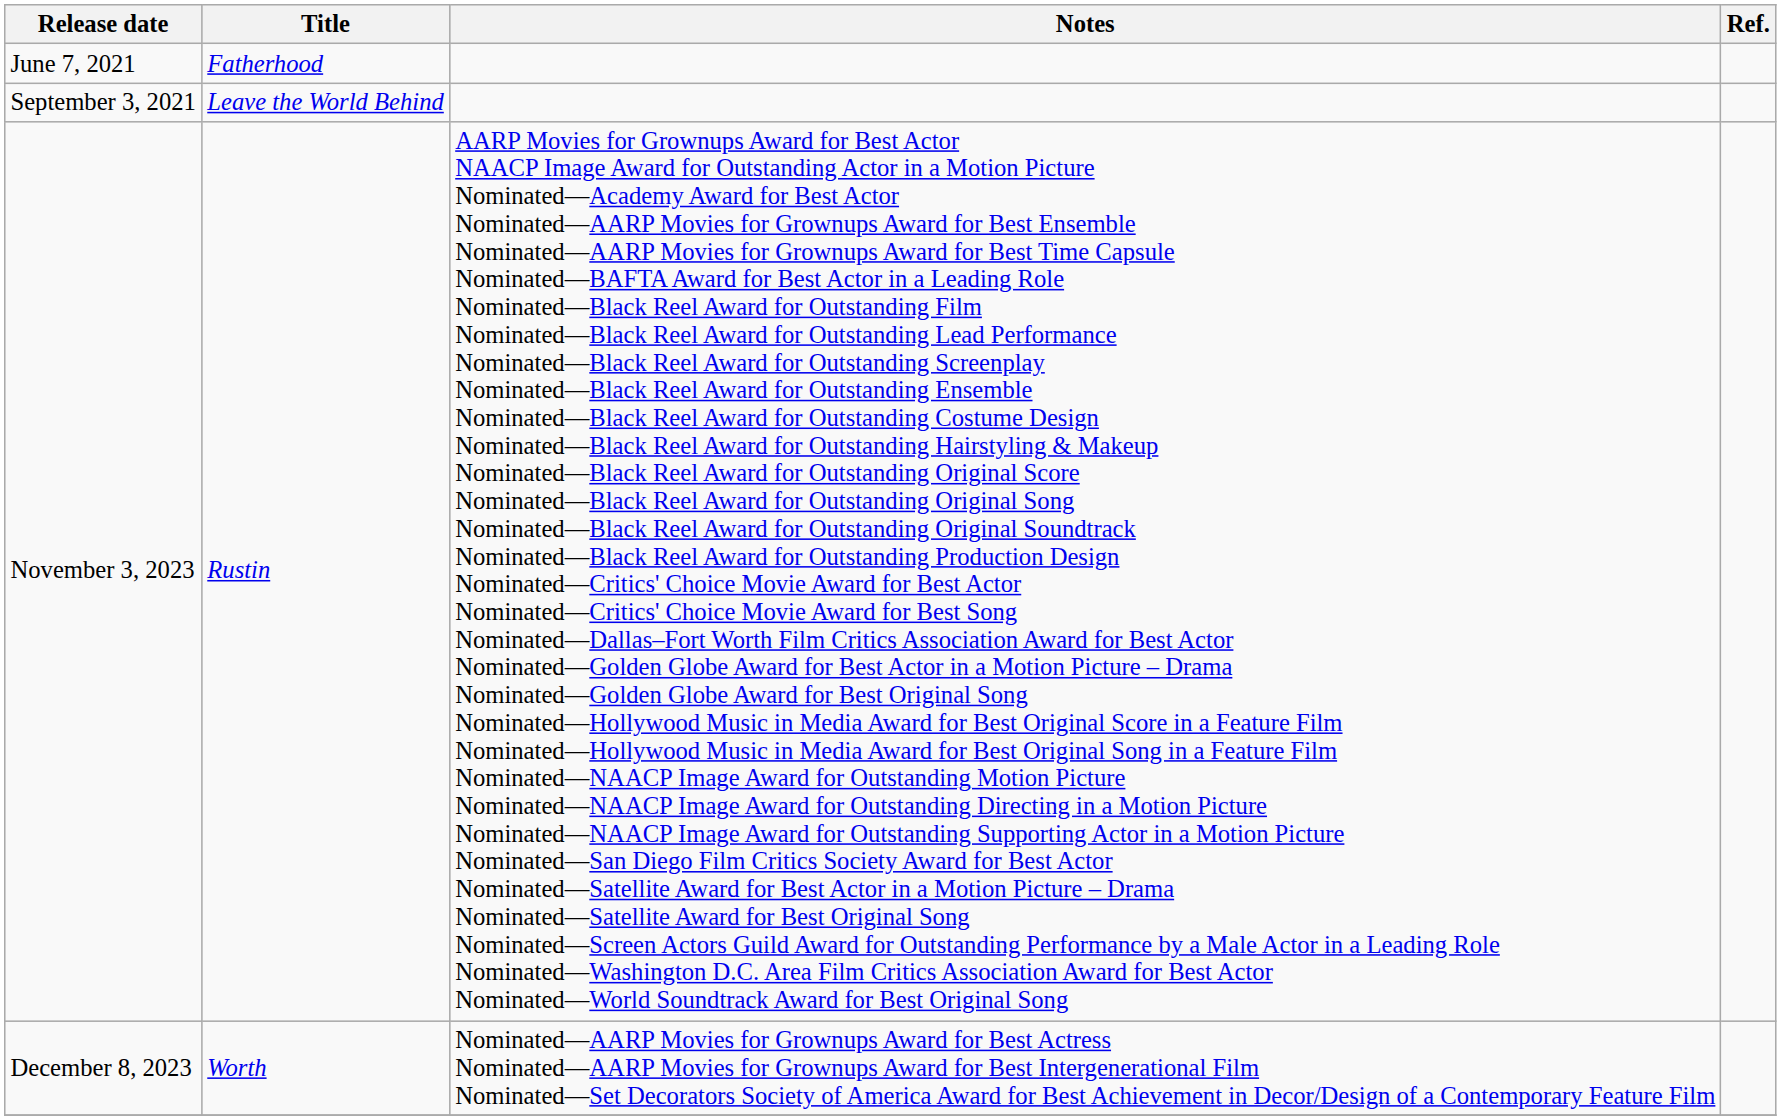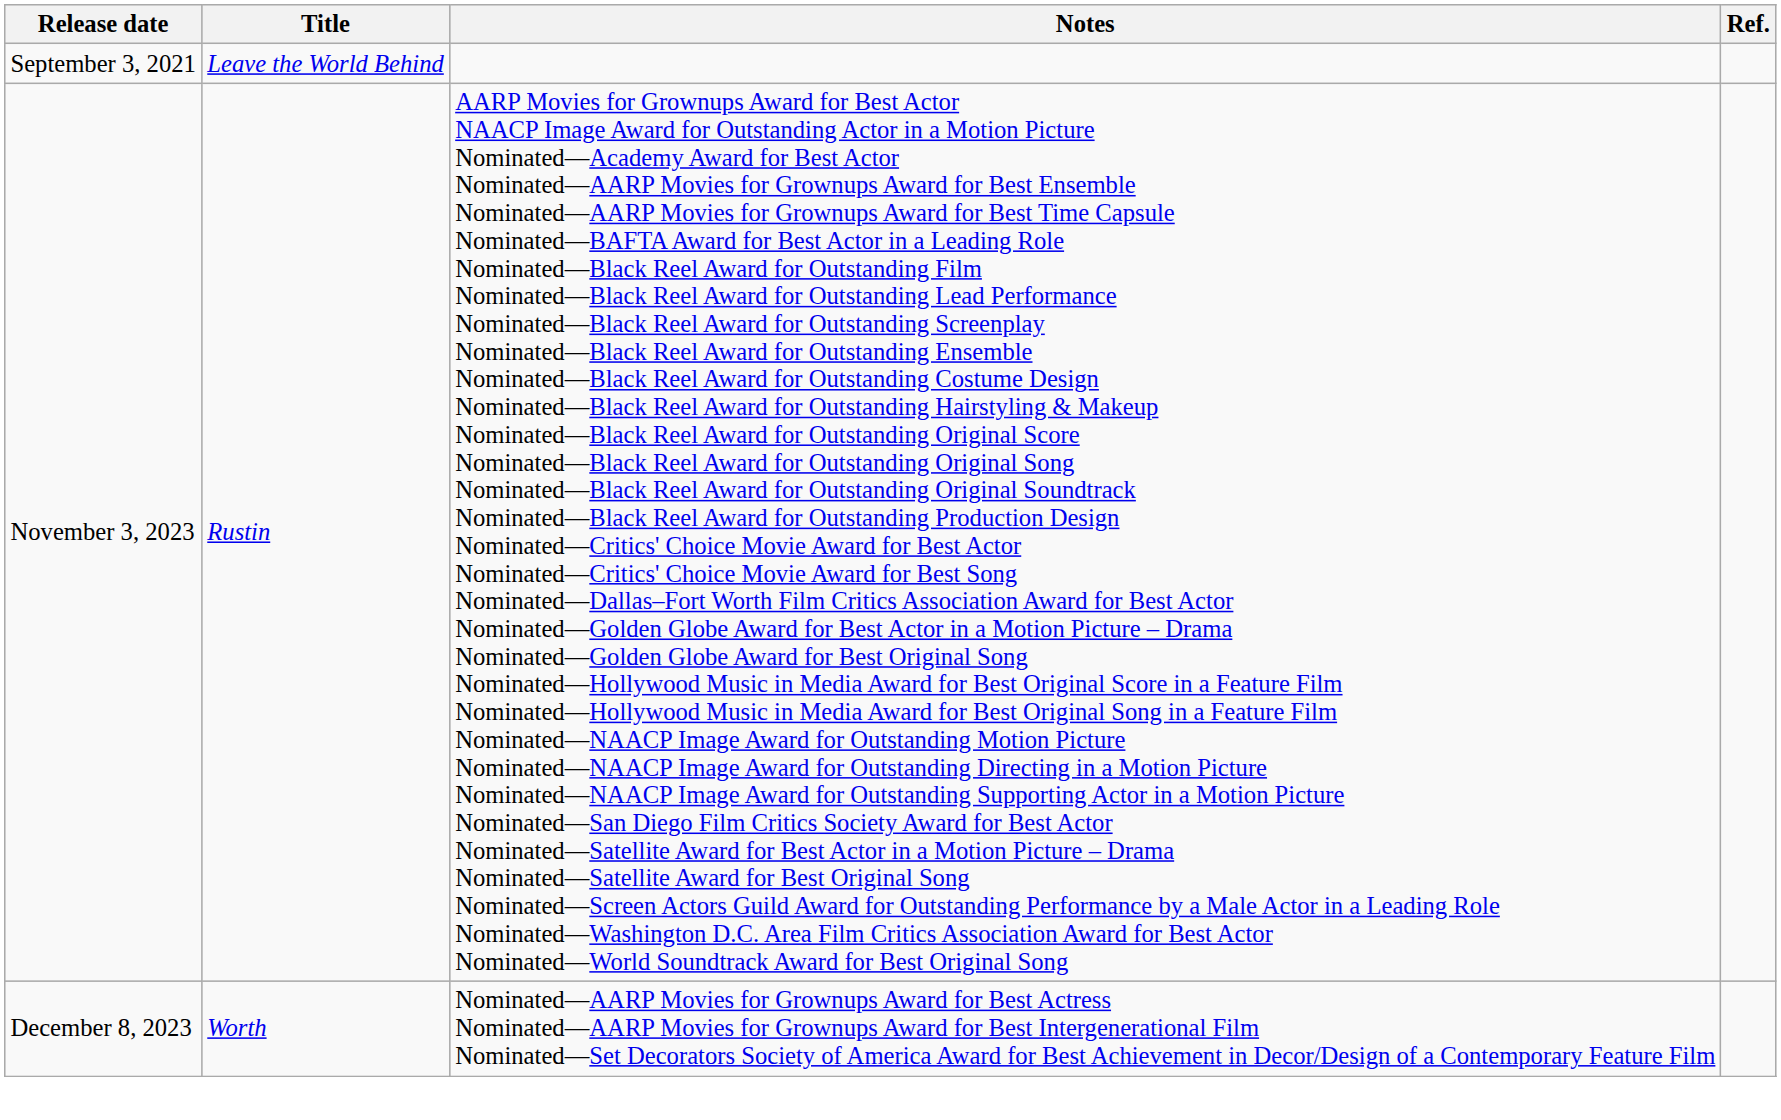- row: (73, 63)
